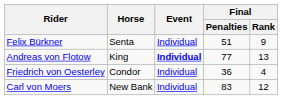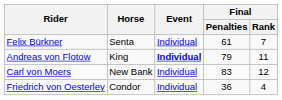(227, 42) 51 -> (227, 42) 61
(264, 42) 9 -> (264, 42) 7
(227, 57) 77 -> (227, 57) 79
(264, 57) 13 -> (264, 57) 11
rows swapped: (39, 87) <-> (56, 72)
